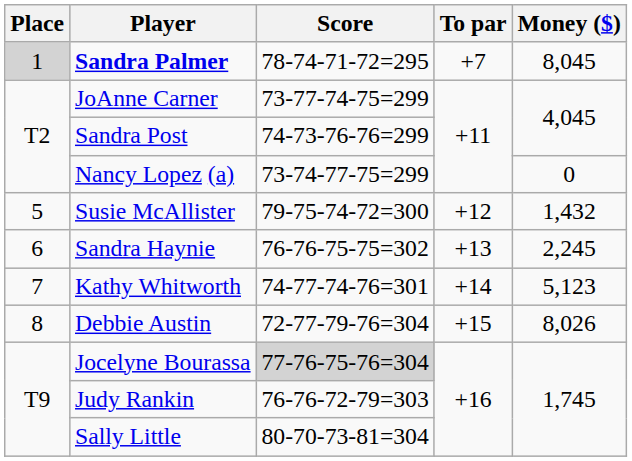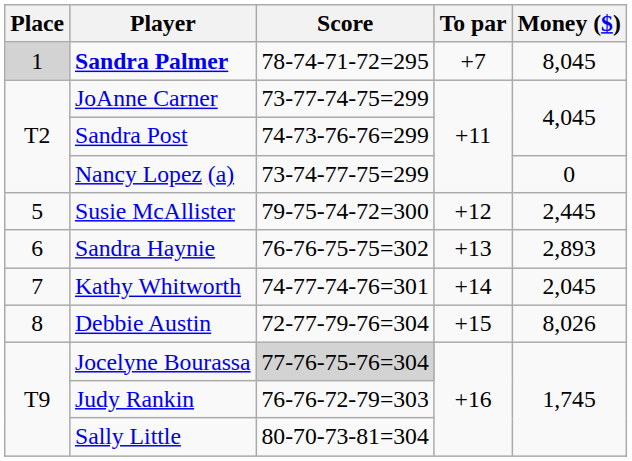(569, 211) 1,432 -> (569, 211) 2,445
(569, 248) 2,245 -> (569, 248) 2,893
(569, 286) 5,123 -> (569, 286) 2,045
